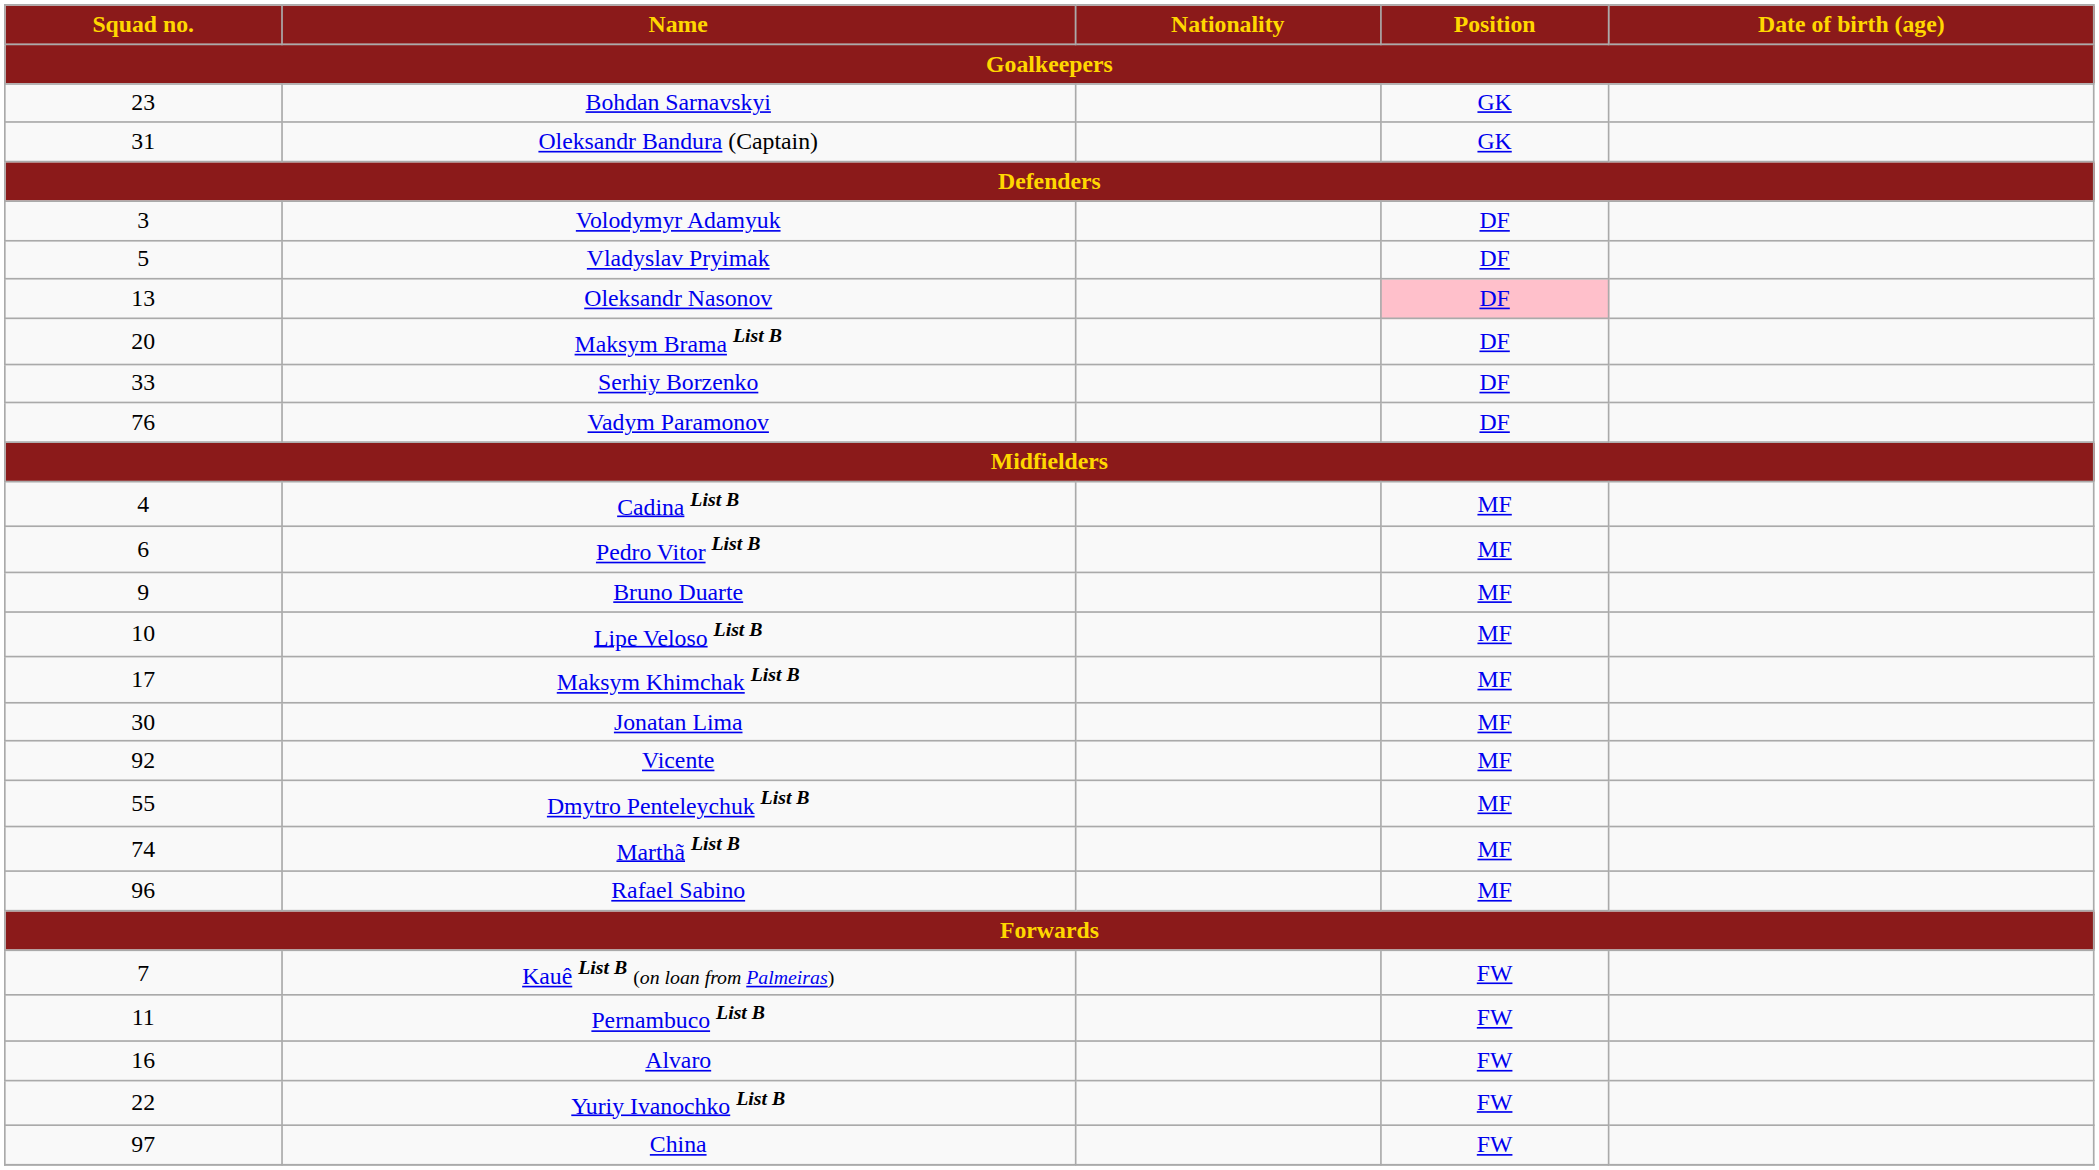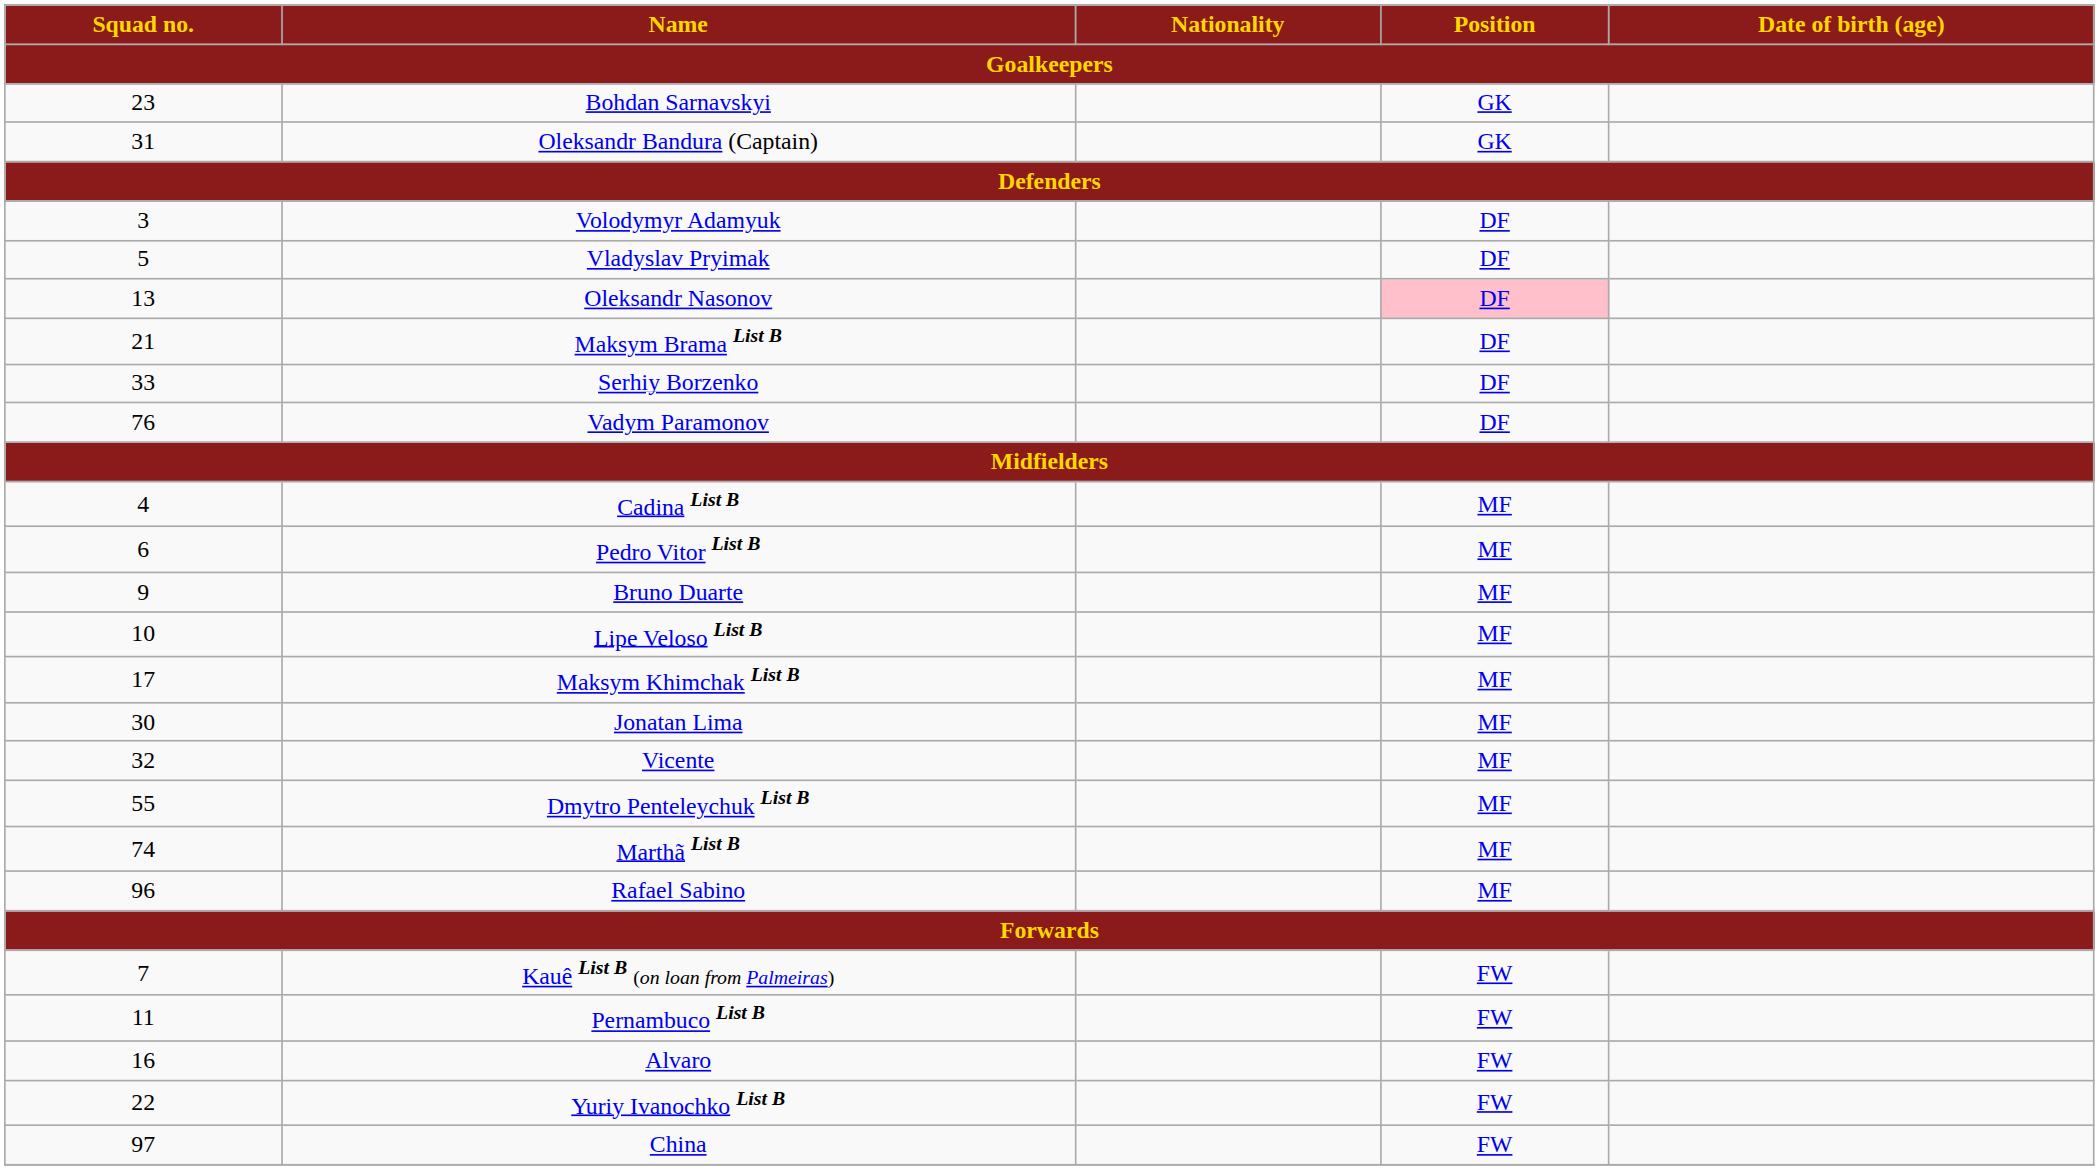(143, 341) 20 -> (143, 341) 21
(143, 761) 92 -> (143, 761) 32
